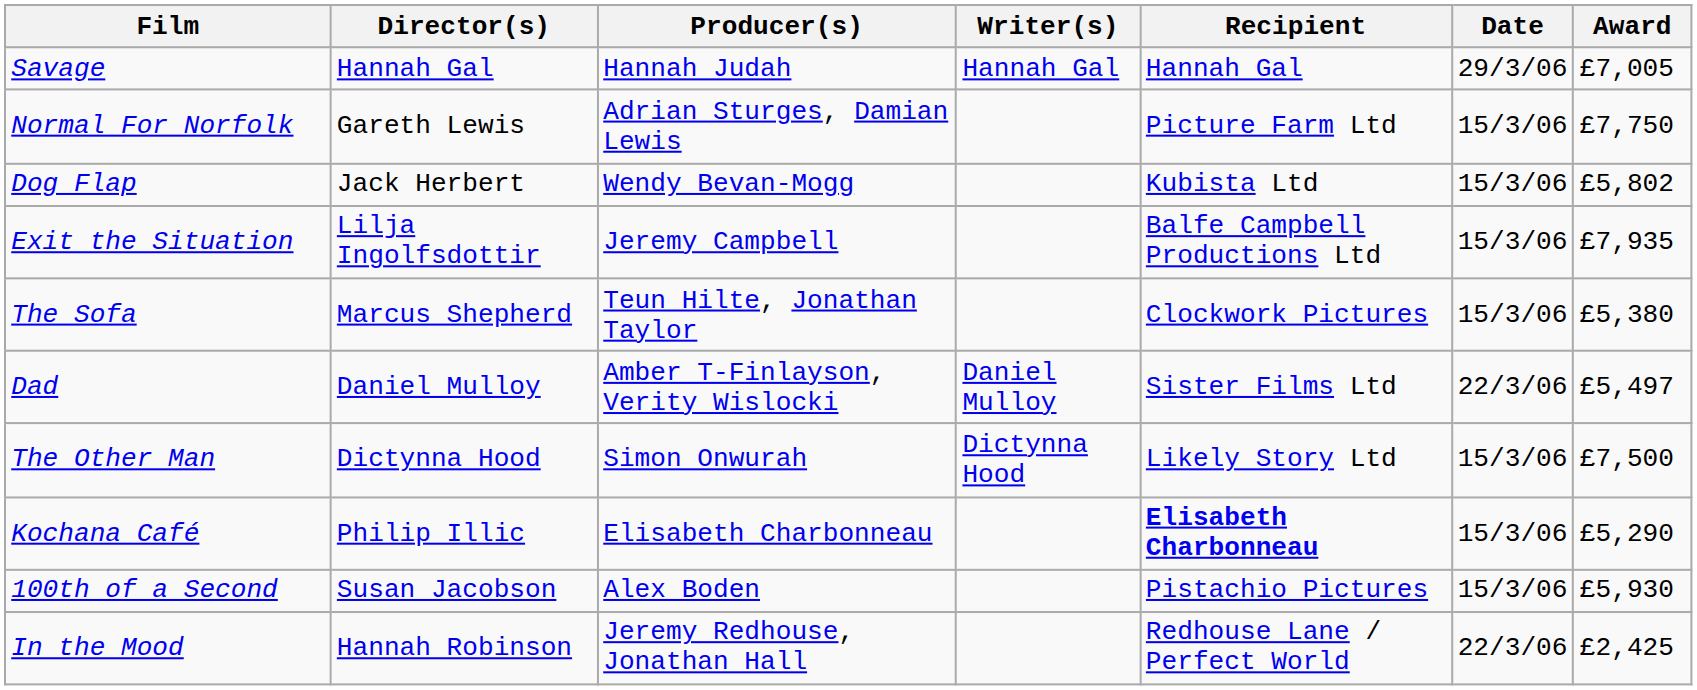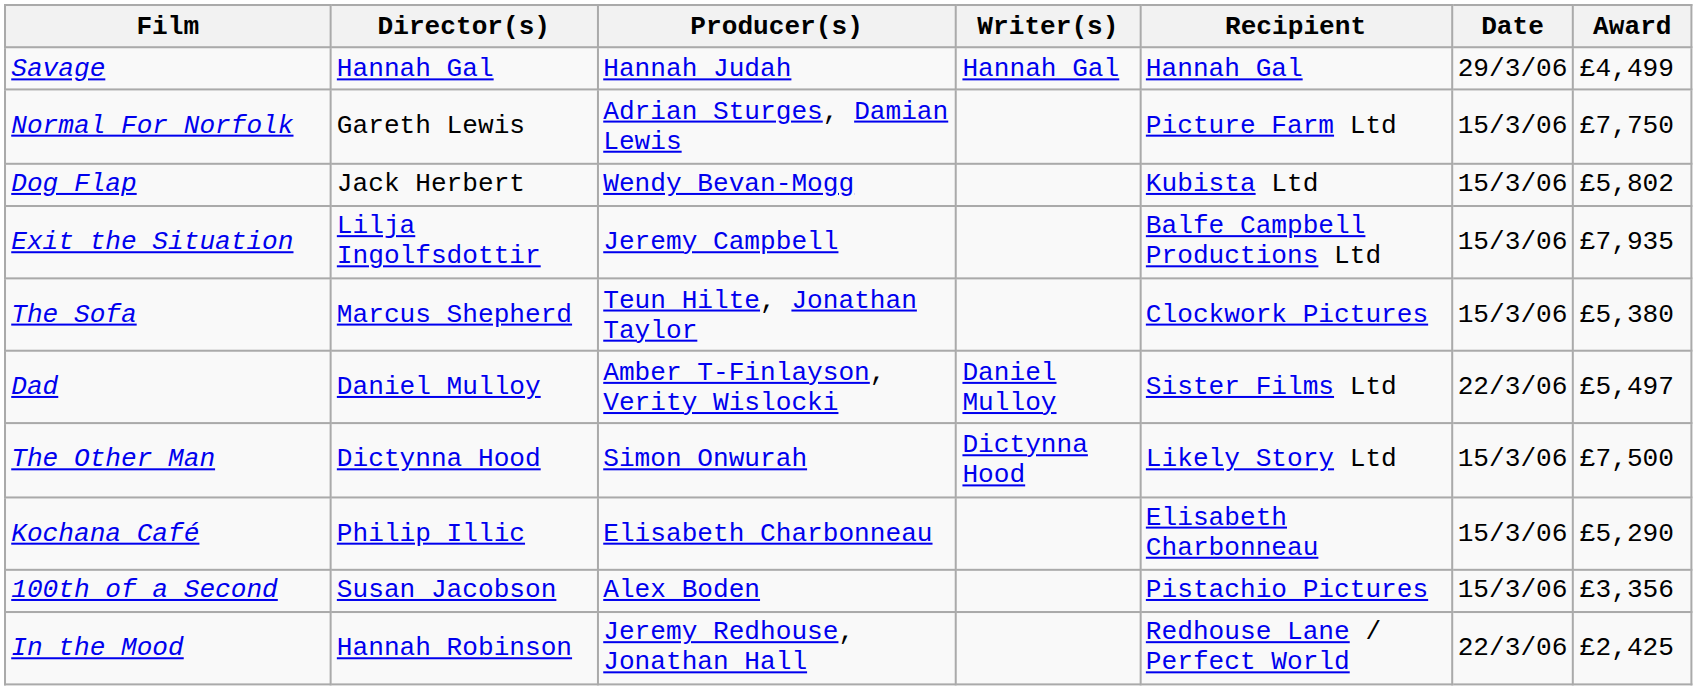(1627, 69) £7,005 -> (1627, 69) £4,499
(1232, 533) bold -> (1232, 533) normal
(1627, 590) £5,930 -> (1627, 590) £3,356
